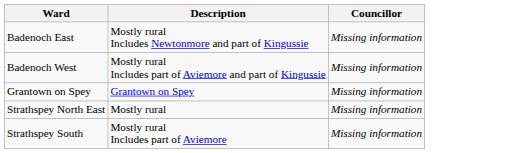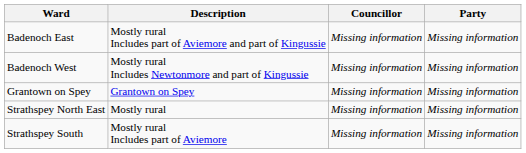+ column: (473, 13)
(209, 37) Mostly rural Includes Newtonmore and part of Kingussie -> (218, 37) Mostly rural Includes part of Aviemore and part of Kingussie
(218, 67) Mostly rural Includes part of Aviemore and part of Kingussie -> (209, 67) Mostly rural Includes Newtonmore and part of Kingussie
